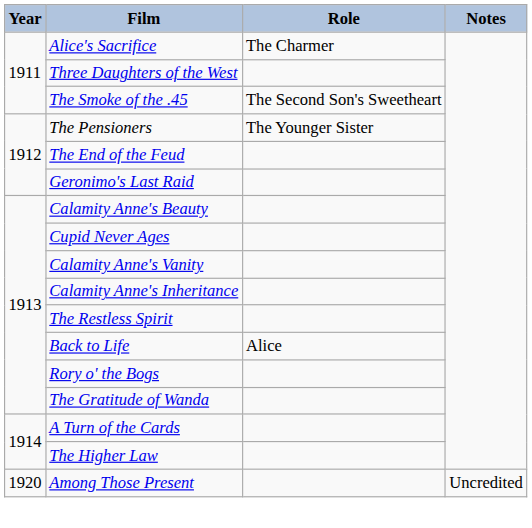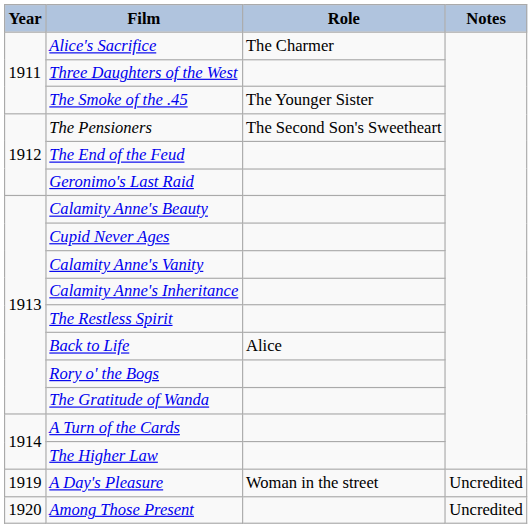(344, 100) The Second Son's Sweetheart -> (310, 100) The Younger Sister
(310, 127) The Younger Sister -> (344, 127) The Second Son's Sweetheart
+ row: (106, 482)
